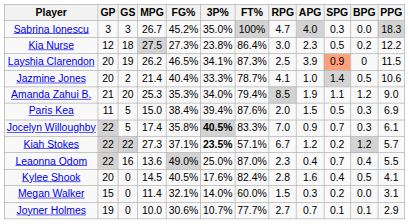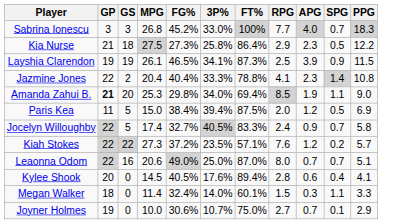- column: (364, 12)
(152, 29) 26.7 -> (152, 29) 26.8
(218, 29) 35.0% -> (218, 29) 33.0%
(283, 29) 4.7 -> (283, 29) 7.7
(337, 29) 0.3 -> (337, 29) 0.7
(108, 45) 12 -> (108, 45) 21
(218, 45) 23.8% -> (218, 45) 25.8%
(283, 45) 3.0 -> (283, 45) 2.9
(108, 62) 20 -> (108, 62) 19
(152, 62) 26.2 -> (152, 62) 26.1
(337, 62) lightsalmon background -> (337, 62) no background
(108, 78) 20 -> (108, 78) 22
(152, 78) 21.4 -> (152, 78) 20.4
(252, 78) 78.7% -> (252, 78) 78.8%
(310, 78) 1.0 -> (310, 78) 2.3
(391, 78) 10.6 -> (364, 78) 10.8
(108, 95) normal -> (108, 95) bold
(183, 95) 35.3% -> (183, 95) 29.8%
(252, 95) 79.4% -> (252, 95) 69.4%
(252, 111) 87.6% -> (252, 111) 87.5%
(310, 111) 1.5 -> (310, 111) 1.2
(183, 128) 35.8% -> (183, 128) 32.7%
(218, 128) bold -> (218, 128) normal
(283, 128) 7.0 -> (283, 128) 2.4
(391, 128) 6.1 -> (364, 128) 5.8
(183, 144) 37.1% -> (183, 144) 37.2%
(218, 144) bold -> (218, 144) normal
(283, 144) 6.7 -> (283, 144) 7.6
(152, 161) 13.6 -> (152, 161) 20.6
(283, 161) 2.3 -> (283, 161) 8.0
(310, 161) 0.4 -> (310, 161) 0.7
(391, 161) 5.5 -> (364, 161) 5.1
(252, 177) 82.4% -> (252, 177) 89.4%
(310, 177) 1.6 -> (310, 177) 0.6
(108, 194) 15 -> (108, 194) 18
(183, 194) 32.1% -> (183, 194) 32.4%
(252, 194) 60.0% -> (252, 194) 60.1%
(337, 194) 0.2 -> (337, 194) 1.1
(391, 194) 3.1 -> (364, 194) 3.3
(252, 210) 77.7% -> (252, 210) 75.0%
